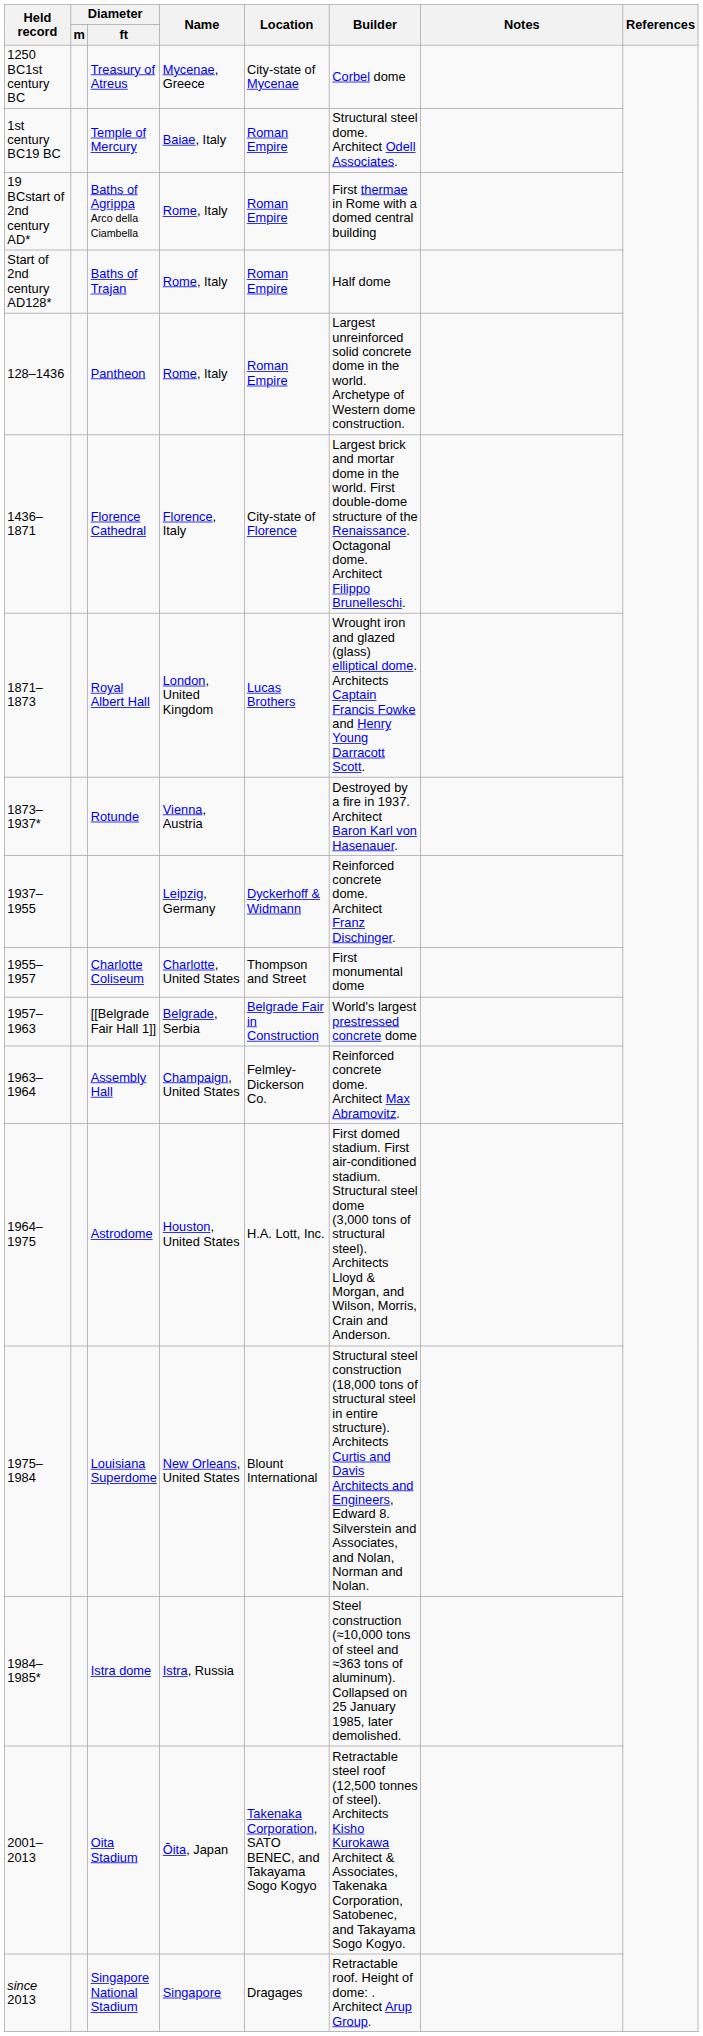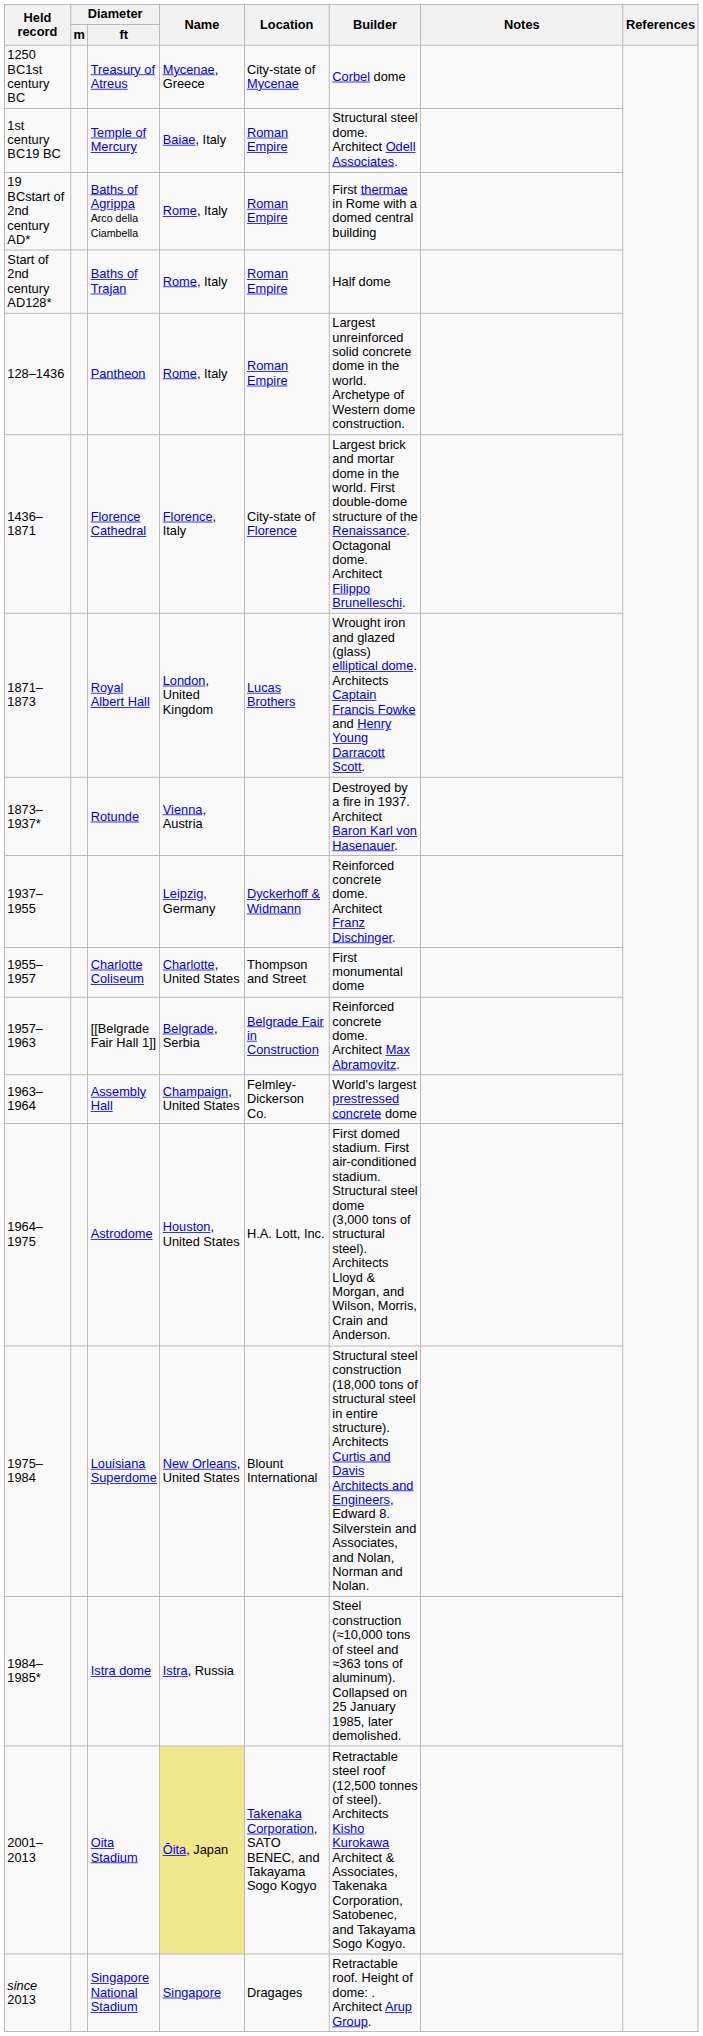(375, 1021) World's largest prestressed concrete dome -> (371, 1035) Reinforced concrete dome. Architect Max Abramovitz.
(371, 1084) Reinforced concrete dome. Architect Max Abramovitz. -> (375, 1099) World's largest prestressed concrete dome
(195, 1850) no background -> (195, 1850) khaki background
